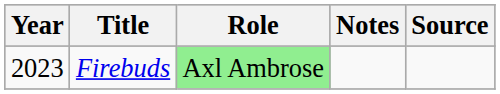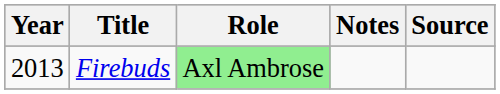(37, 67) 2023 -> (37, 67) 2013
